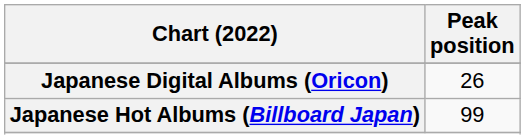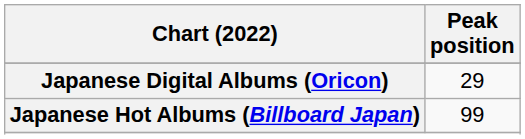(472, 80) 26 -> (472, 80) 29
